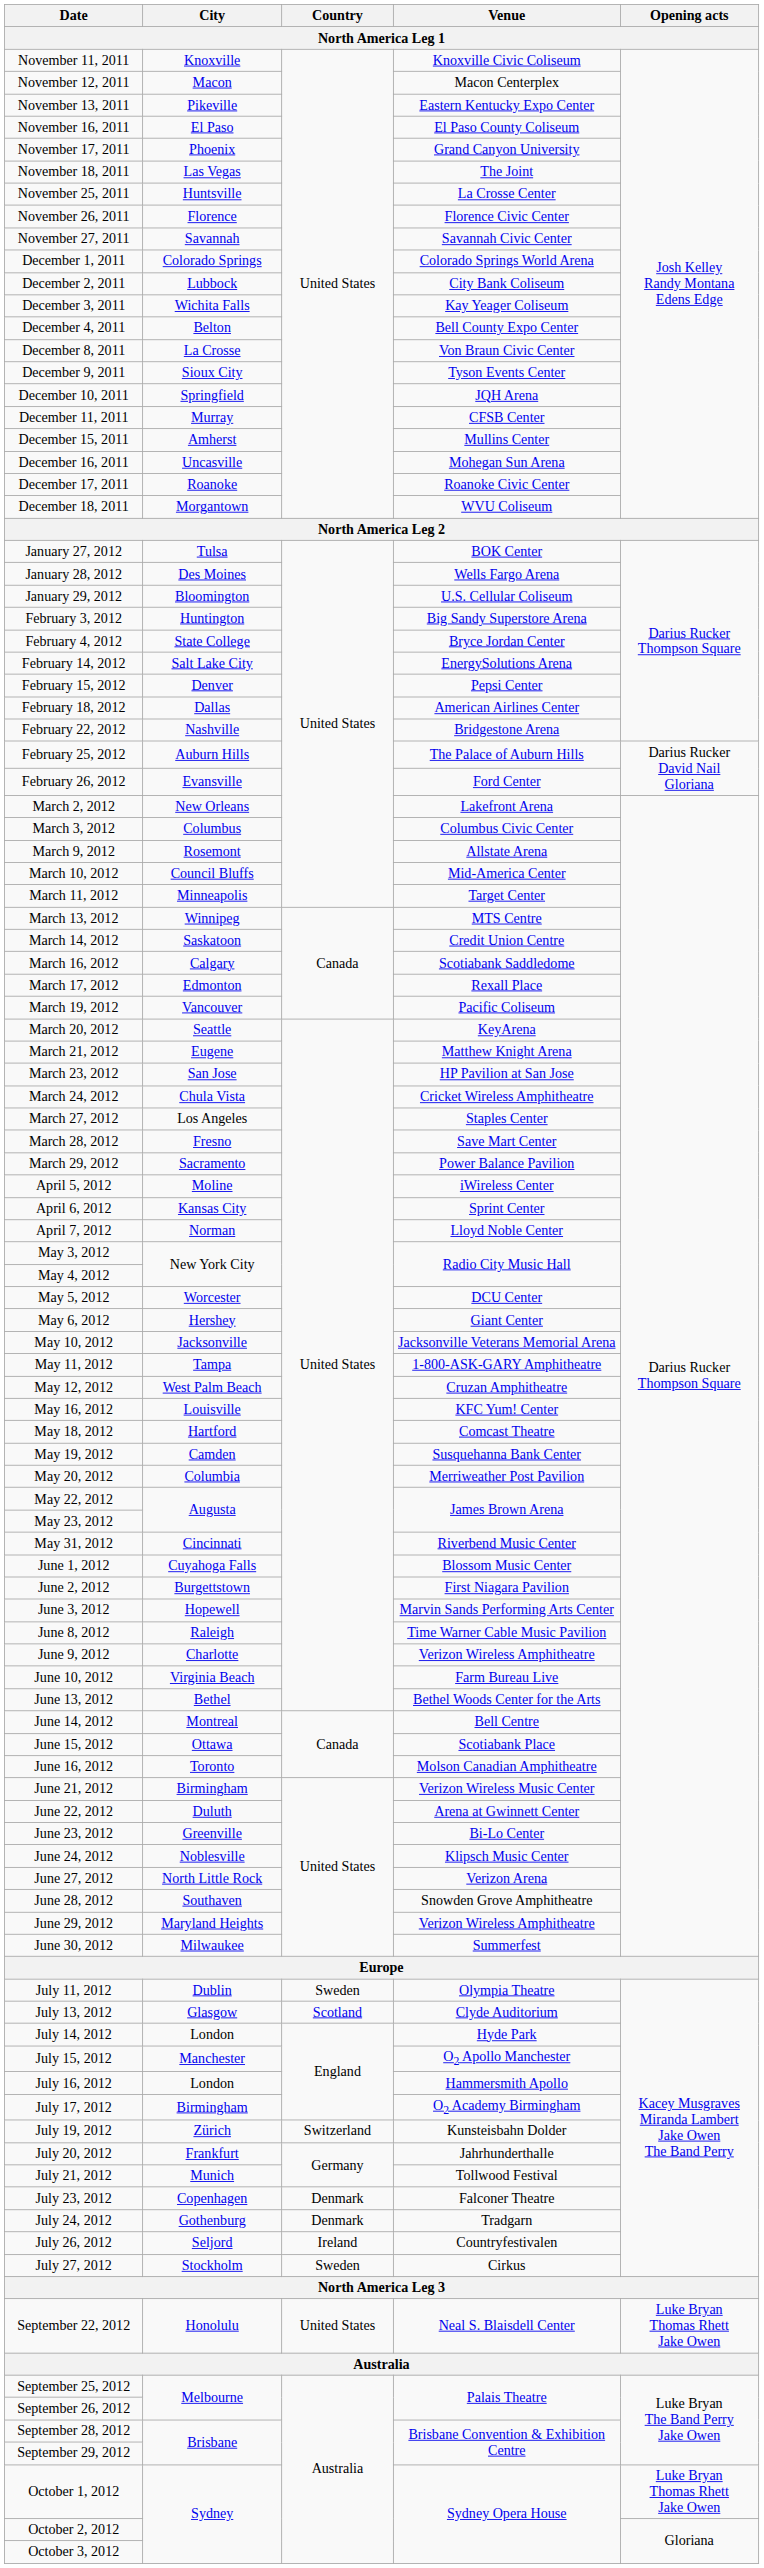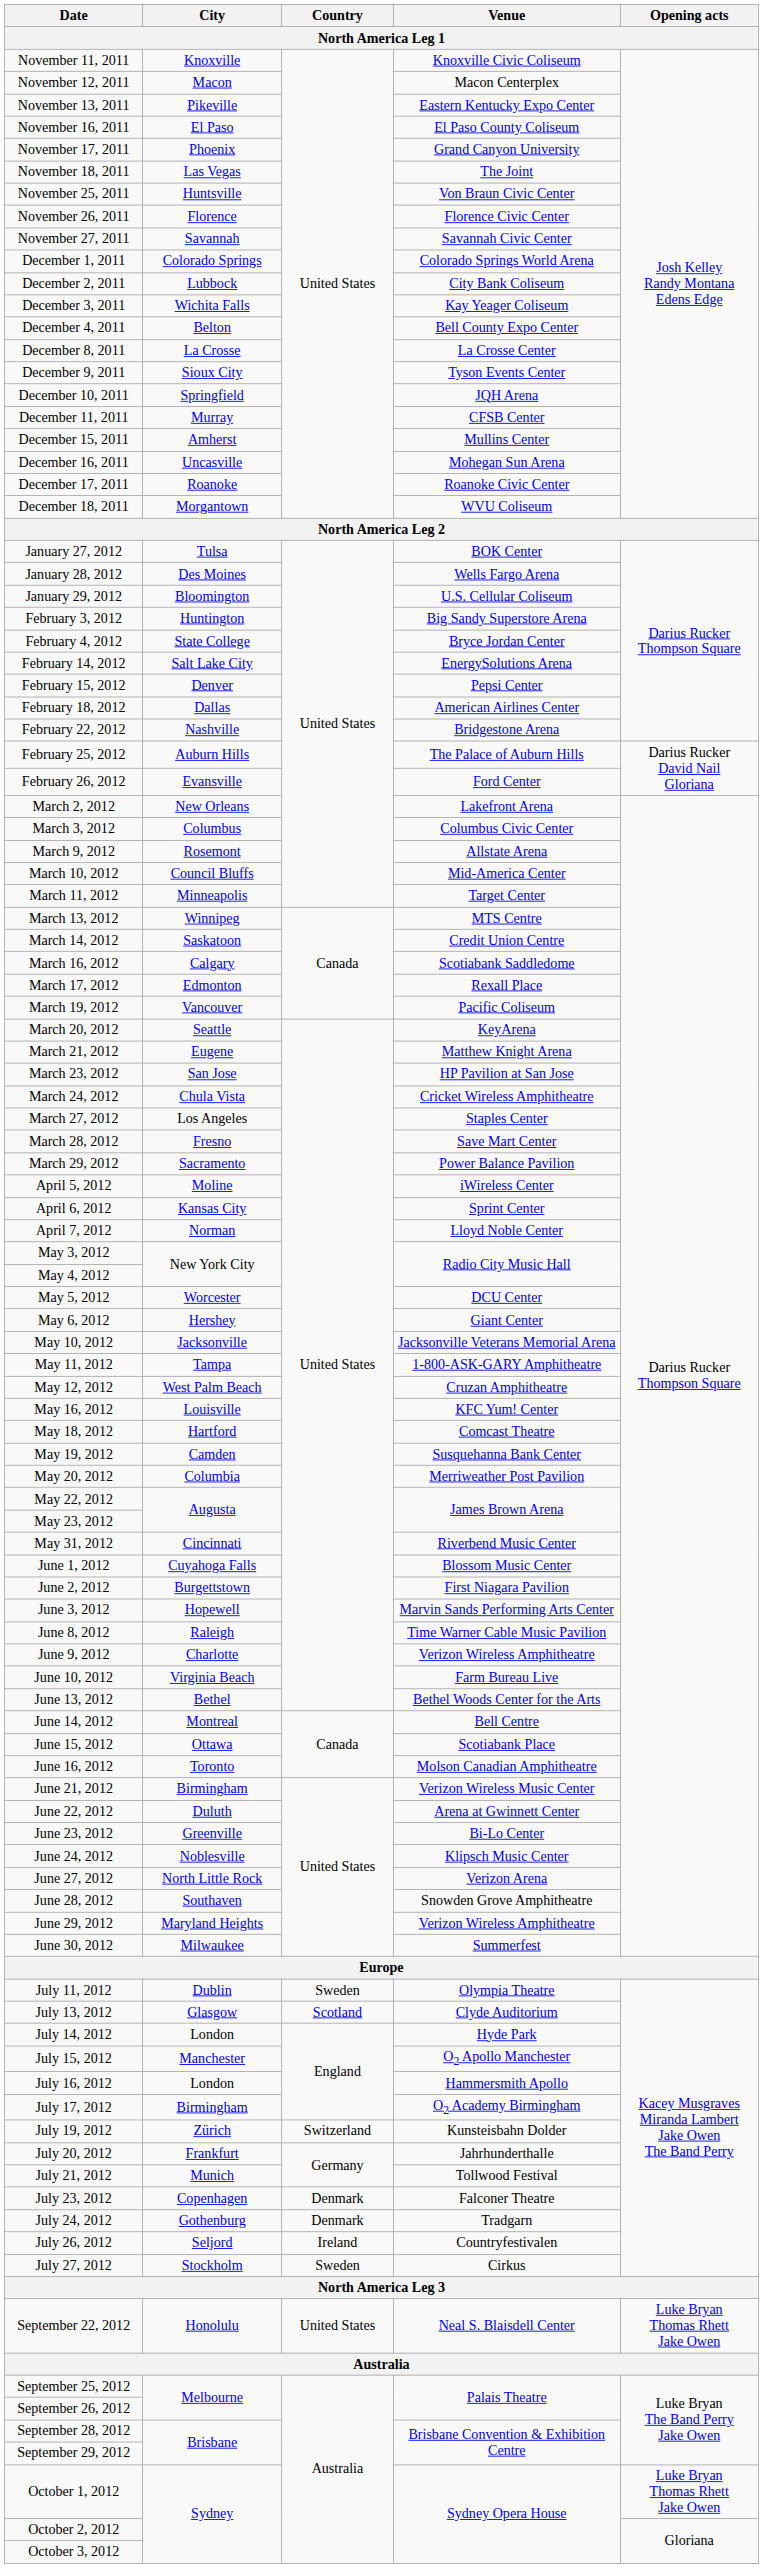(507, 194) La Crosse Center -> (507, 194) Von Braun Civic Center
(507, 350) Von Braun Civic Center -> (507, 350) La Crosse Center
